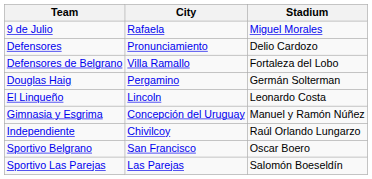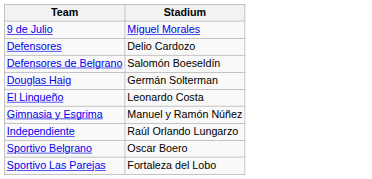- column: (186, 13)
(294, 64) Fortaleza del Lobo -> (174, 64) Salomón Boeseldín
(296, 166) Salomón Boeseldín -> (172, 166) Fortaleza del Lobo
